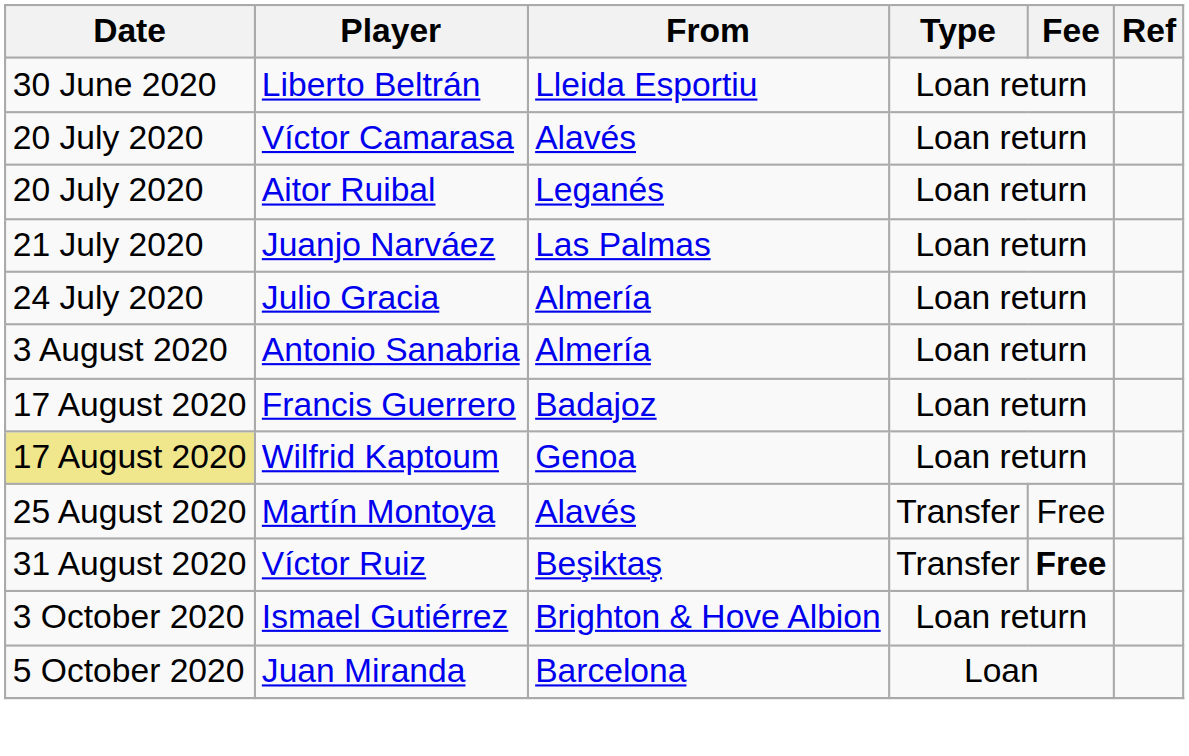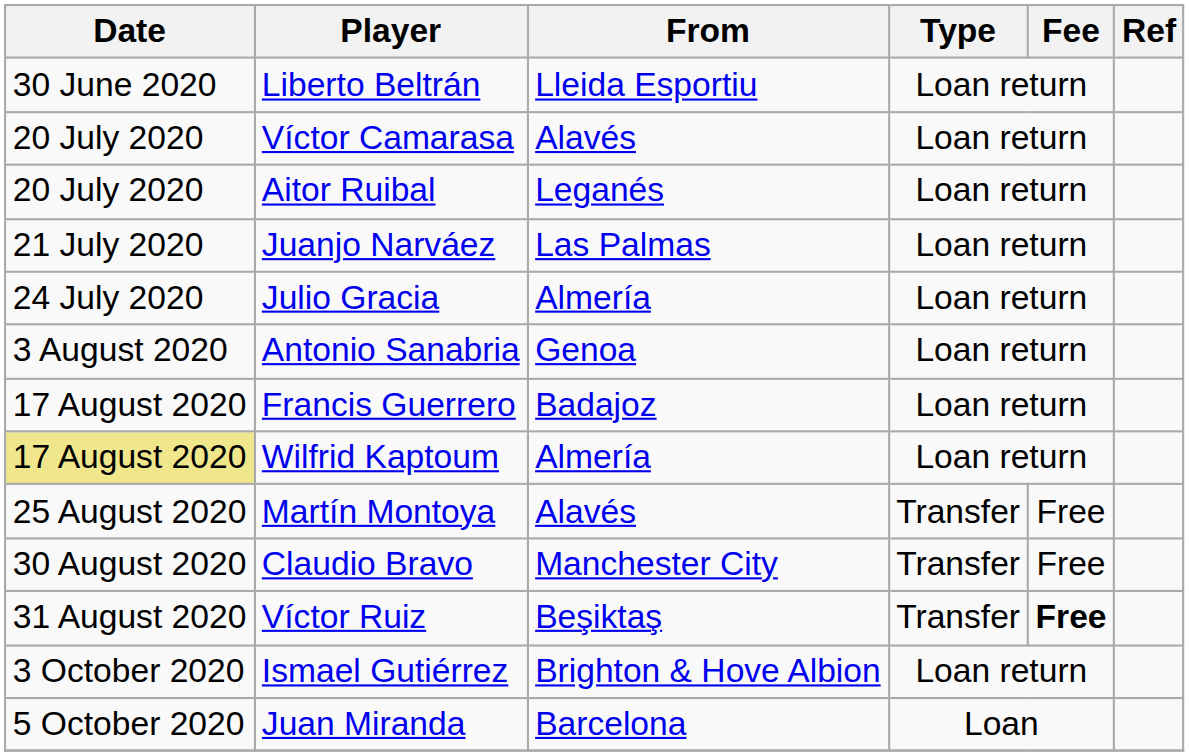(593, 350) Almería -> (586, 350) Genoa
(586, 457) Genoa -> (593, 457) Almería
+ row: (367, 564)
